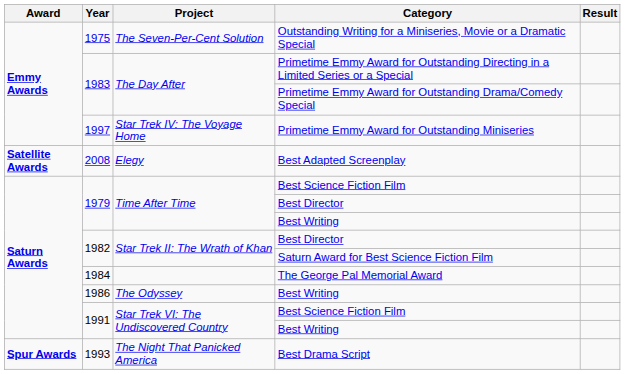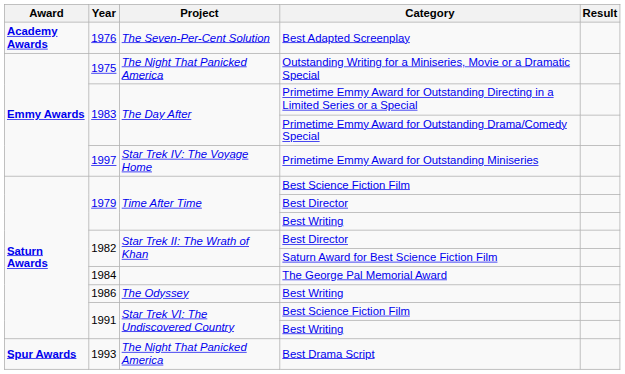+ row: (104, 37)
(189, 37) The Seven-Per-Cent Solution -> (184, 68) The Night That Panicked America
- row: (97, 161)
